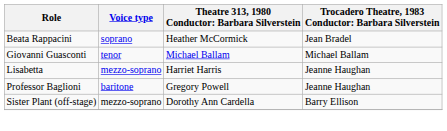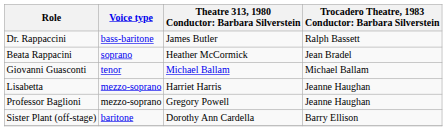+ row: (36, 39)
(117, 86) baritone -> (131, 102) mezzo-soprano
(131, 102) mezzo-soprano -> (117, 117) baritone
